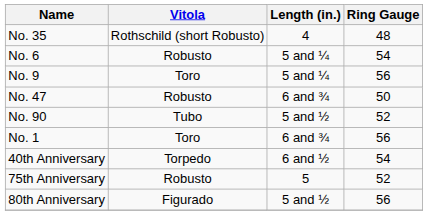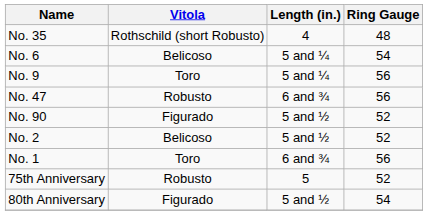(188, 55) Robusto -> (188, 55) Belicoso
(383, 96) 50 -> (383, 96) 56
(188, 117) Tubo -> (188, 117) Figurado
+ row: (24, 138)
- row: (57, 158)
(383, 199) 56 -> (383, 199) 54
